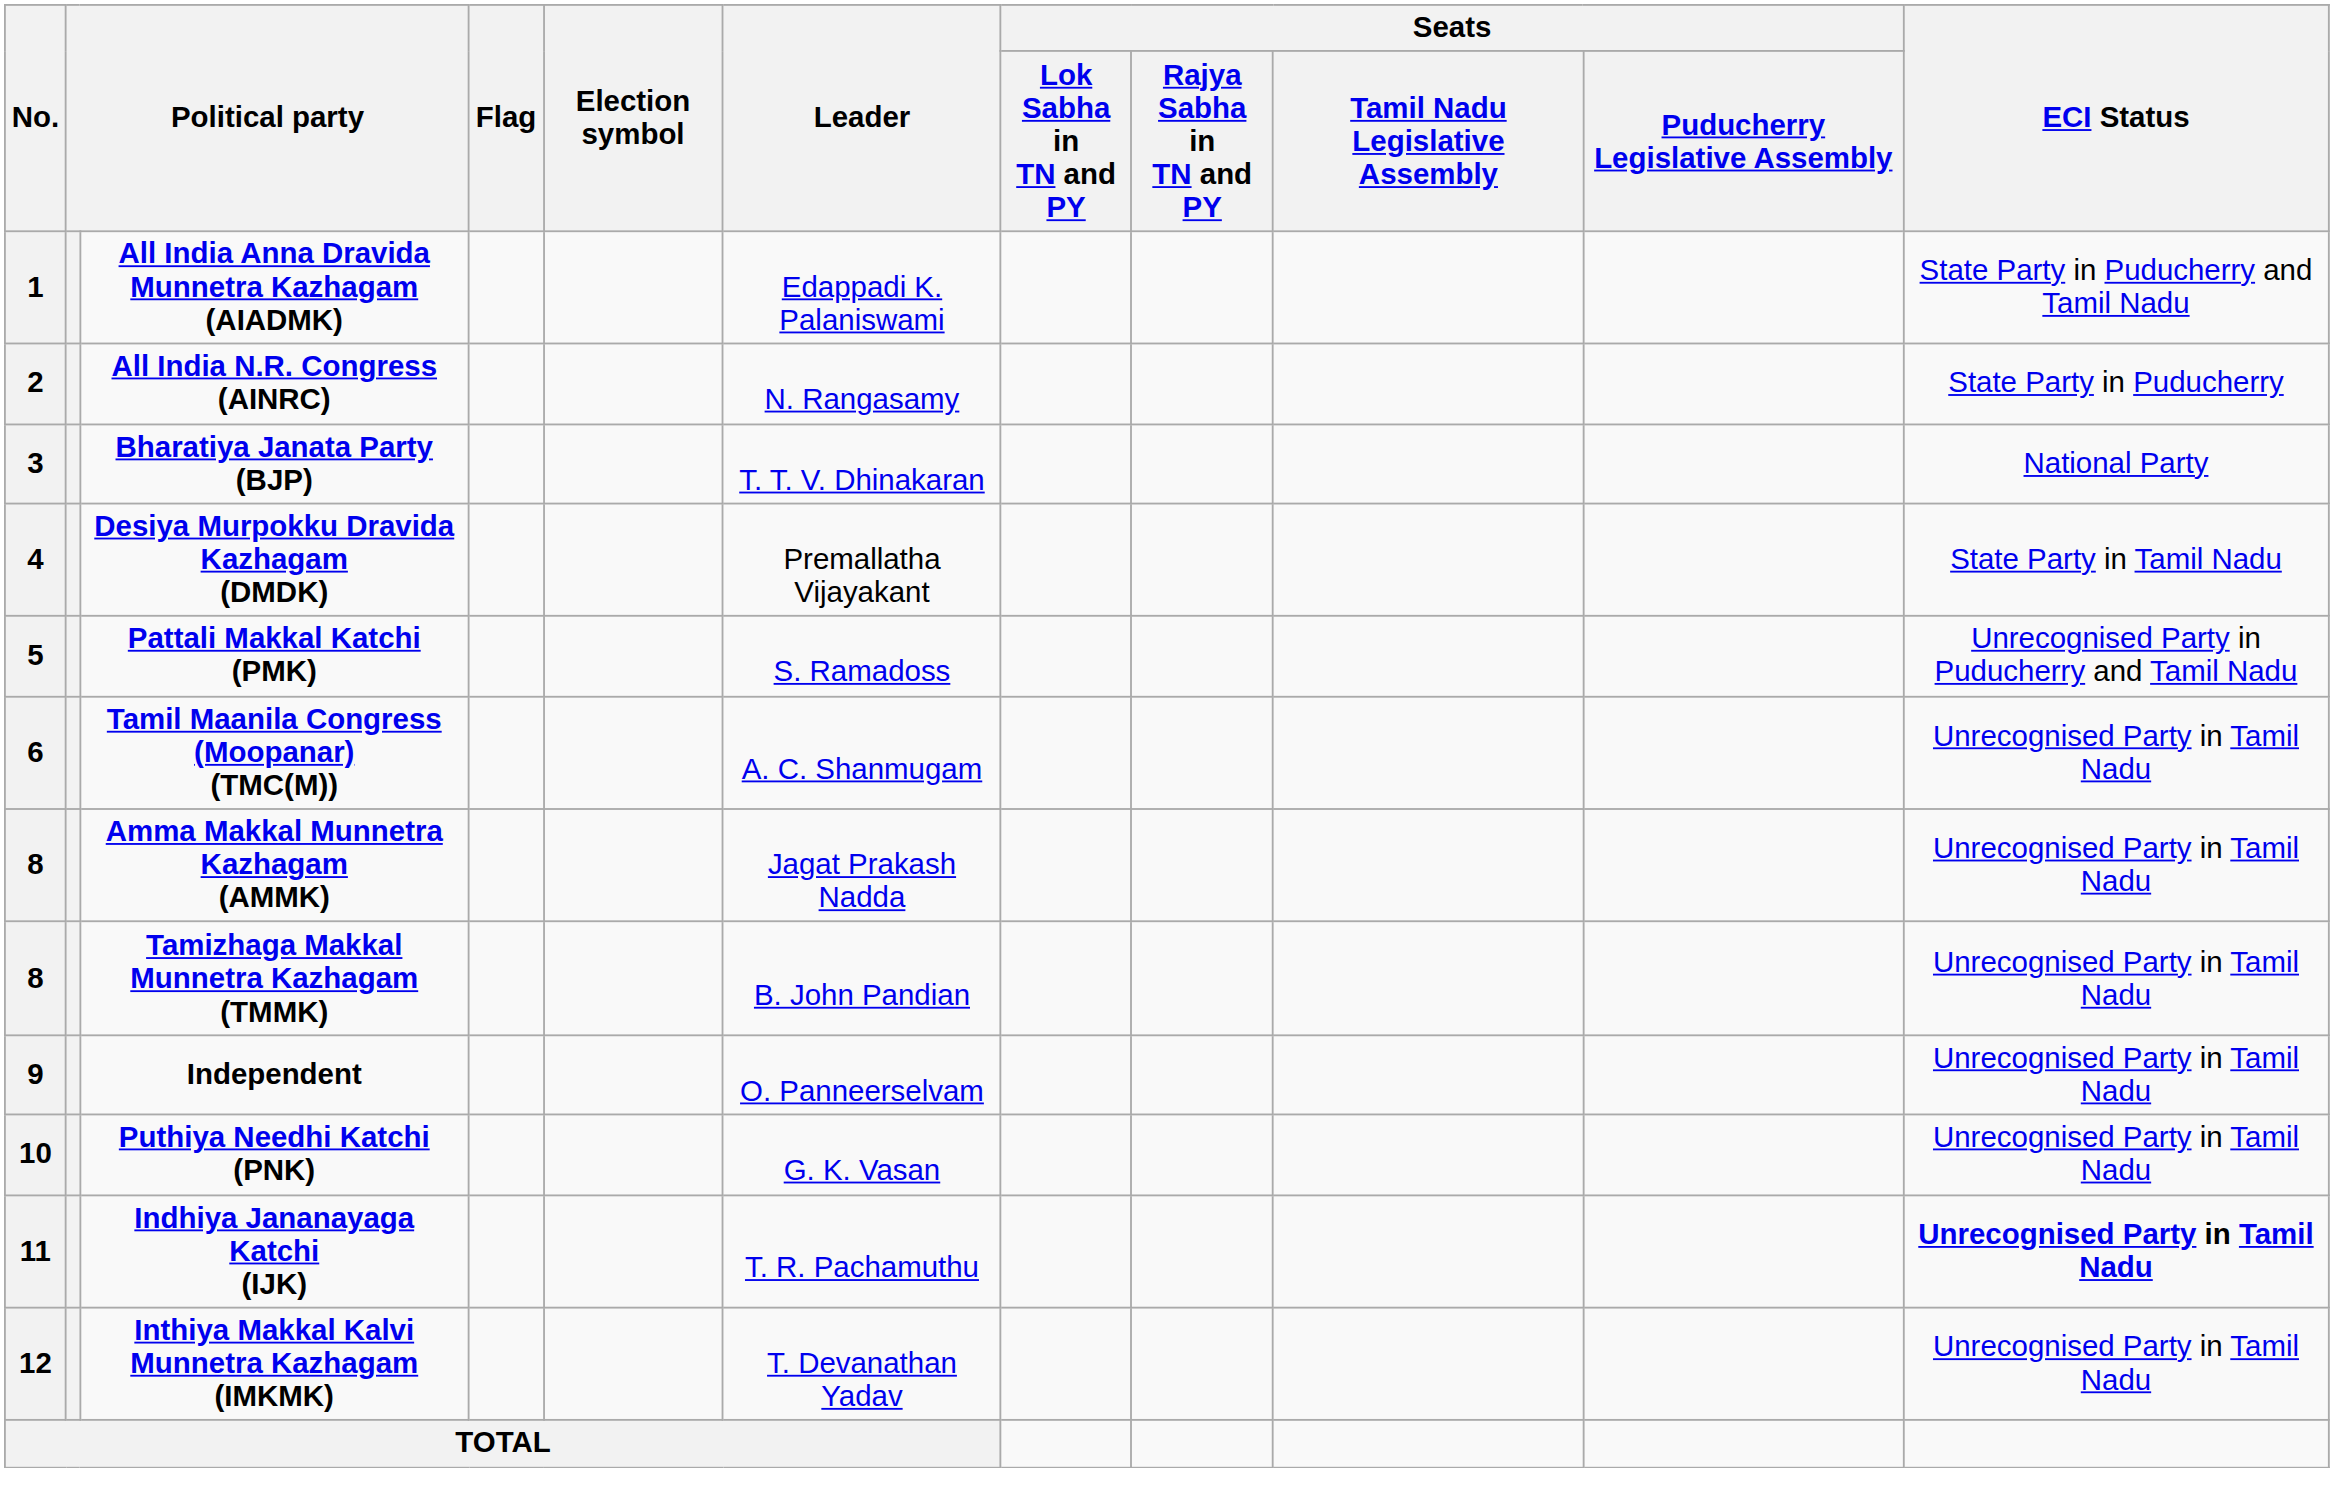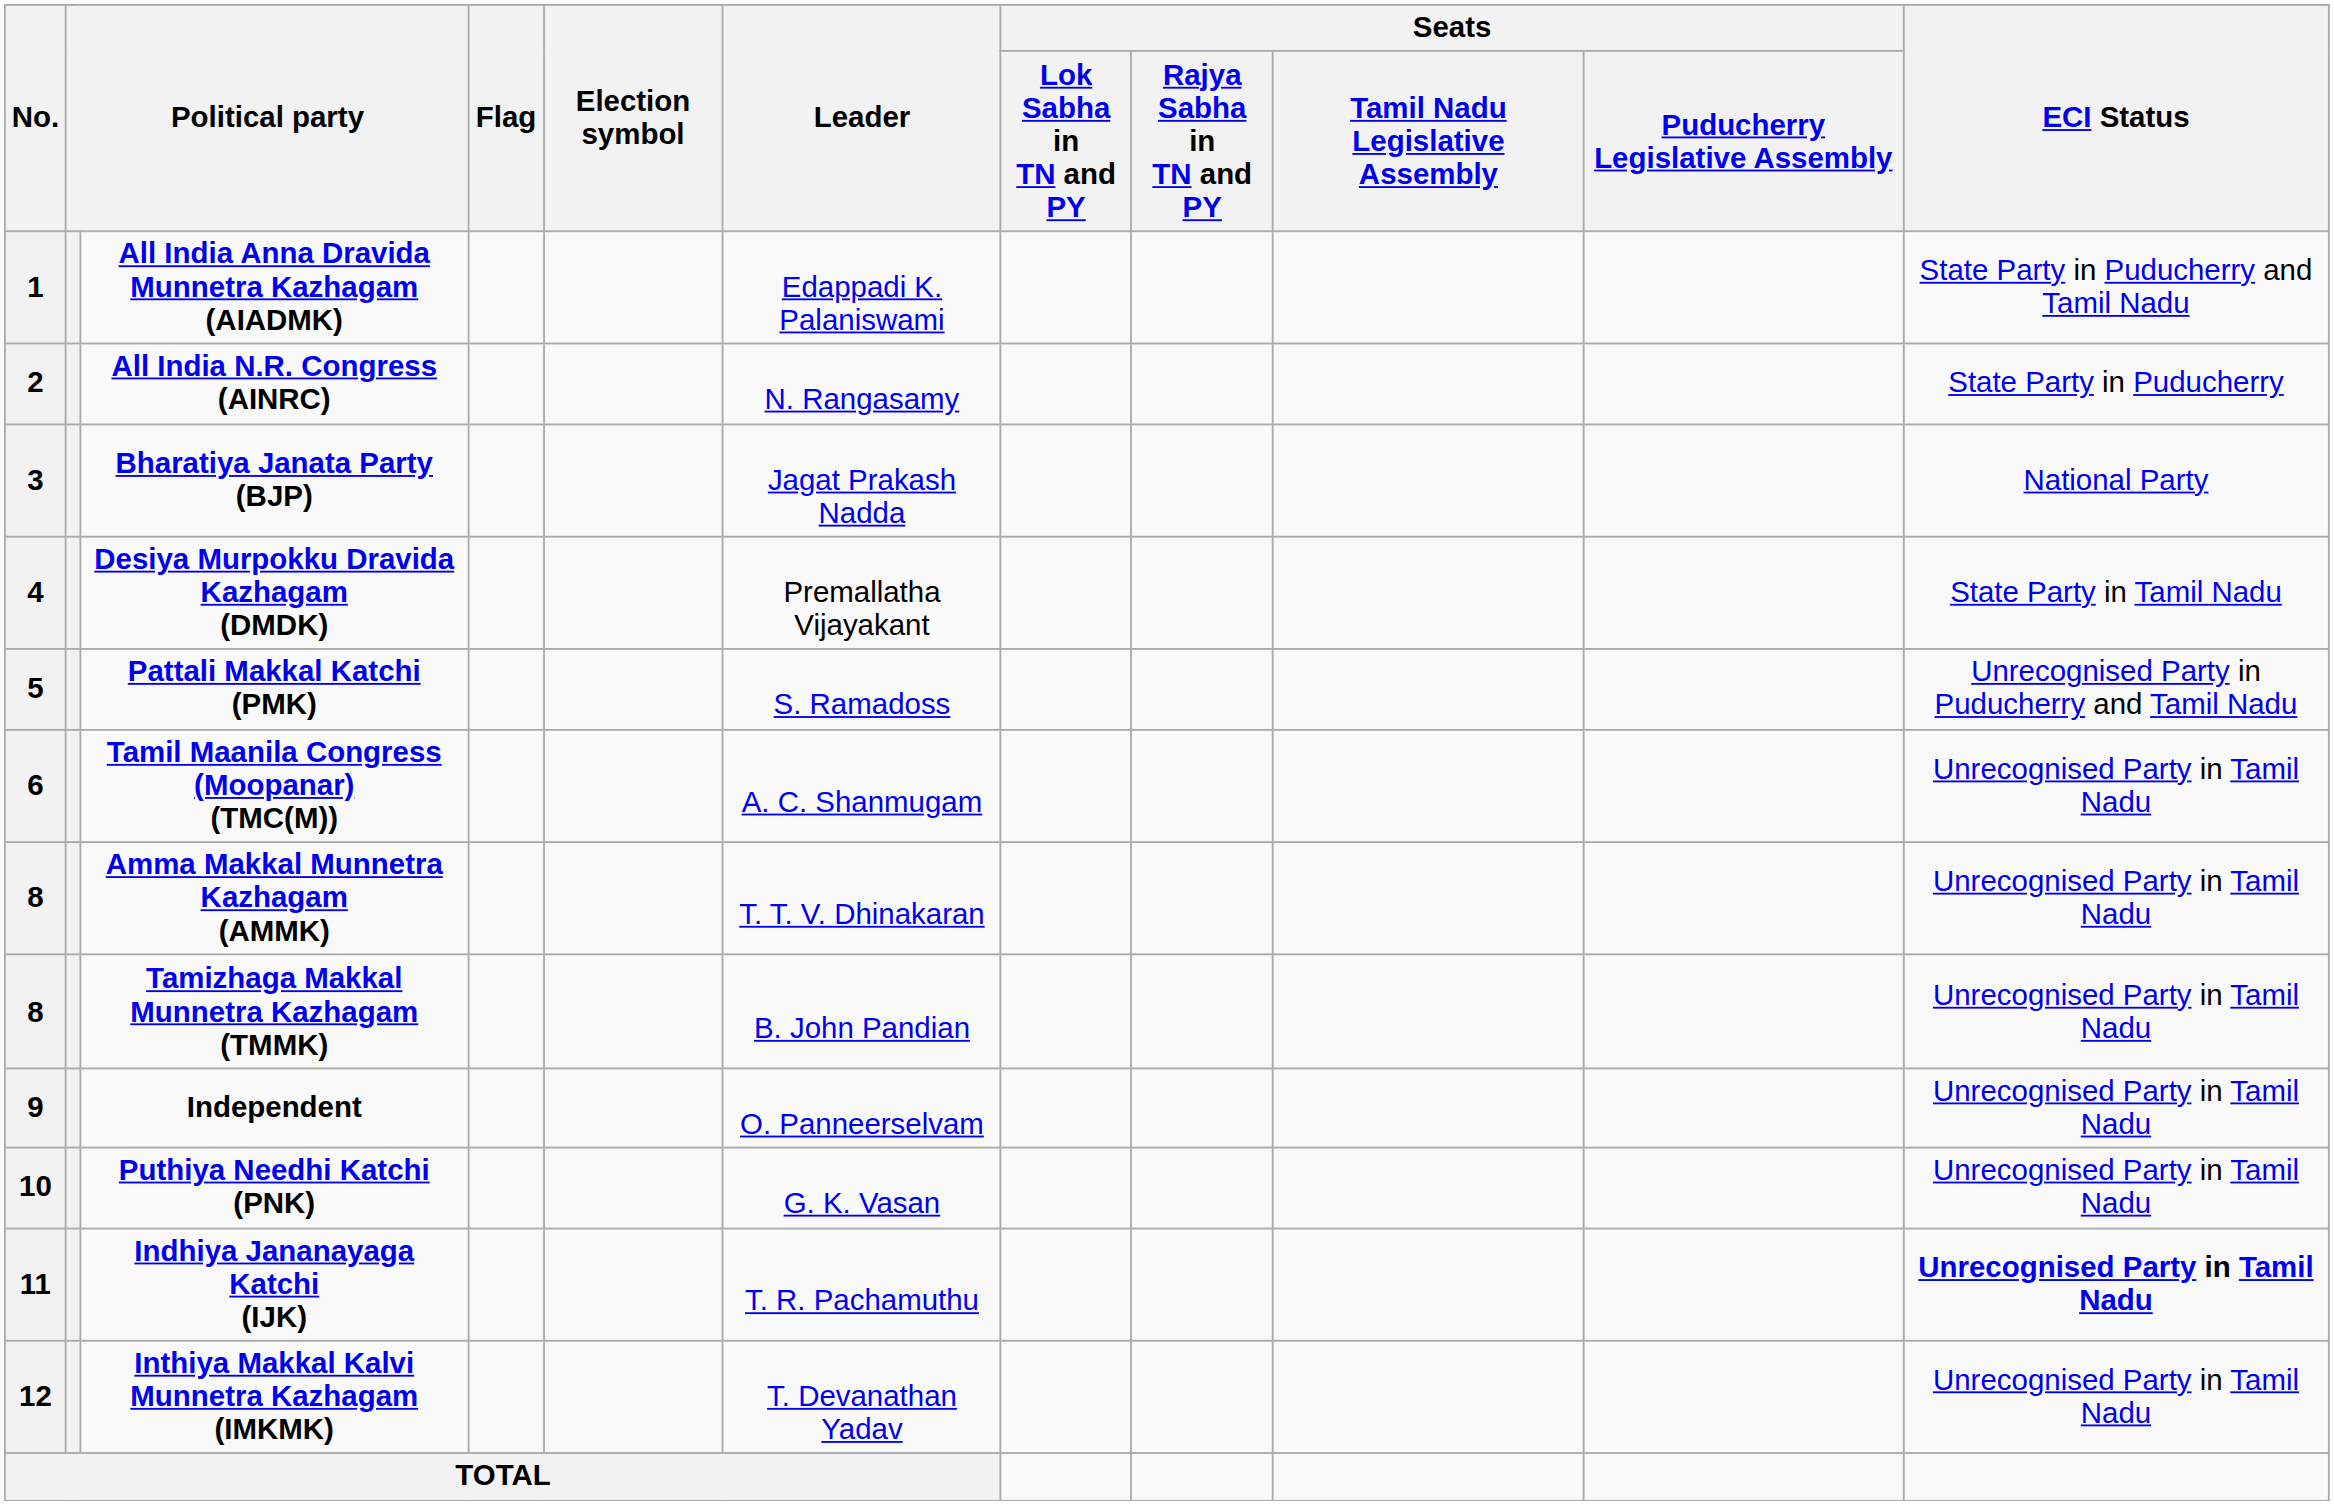(862, 479) T. T. V. Dhinakaran -> (862, 496) Jagat Prakash Nadda
(862, 881) Jagat Prakash Nadda -> (862, 914) T. T. V. Dhinakaran
